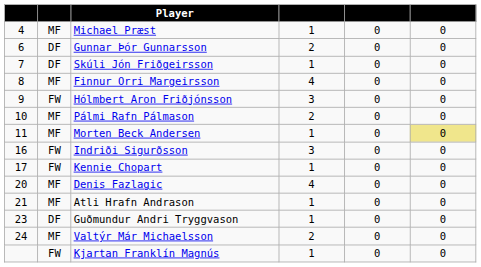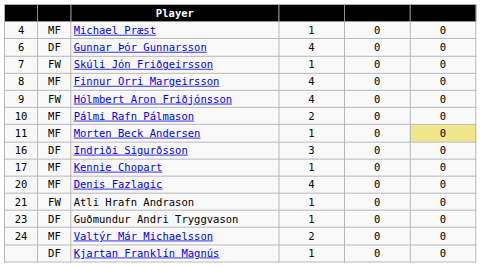(312, 47) 2 -> (312, 47) 4
(54, 64) DF -> (54, 64) FW
(312, 99) 3 -> (312, 99) 4
(54, 150) FW -> (54, 150) DF
(54, 167) FW -> (54, 167) MF
(54, 202) MF -> (54, 202) FW
(54, 253) FW -> (54, 253) DF
